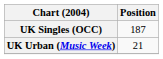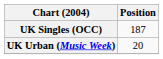(138, 45) 21 -> (138, 45) 20
